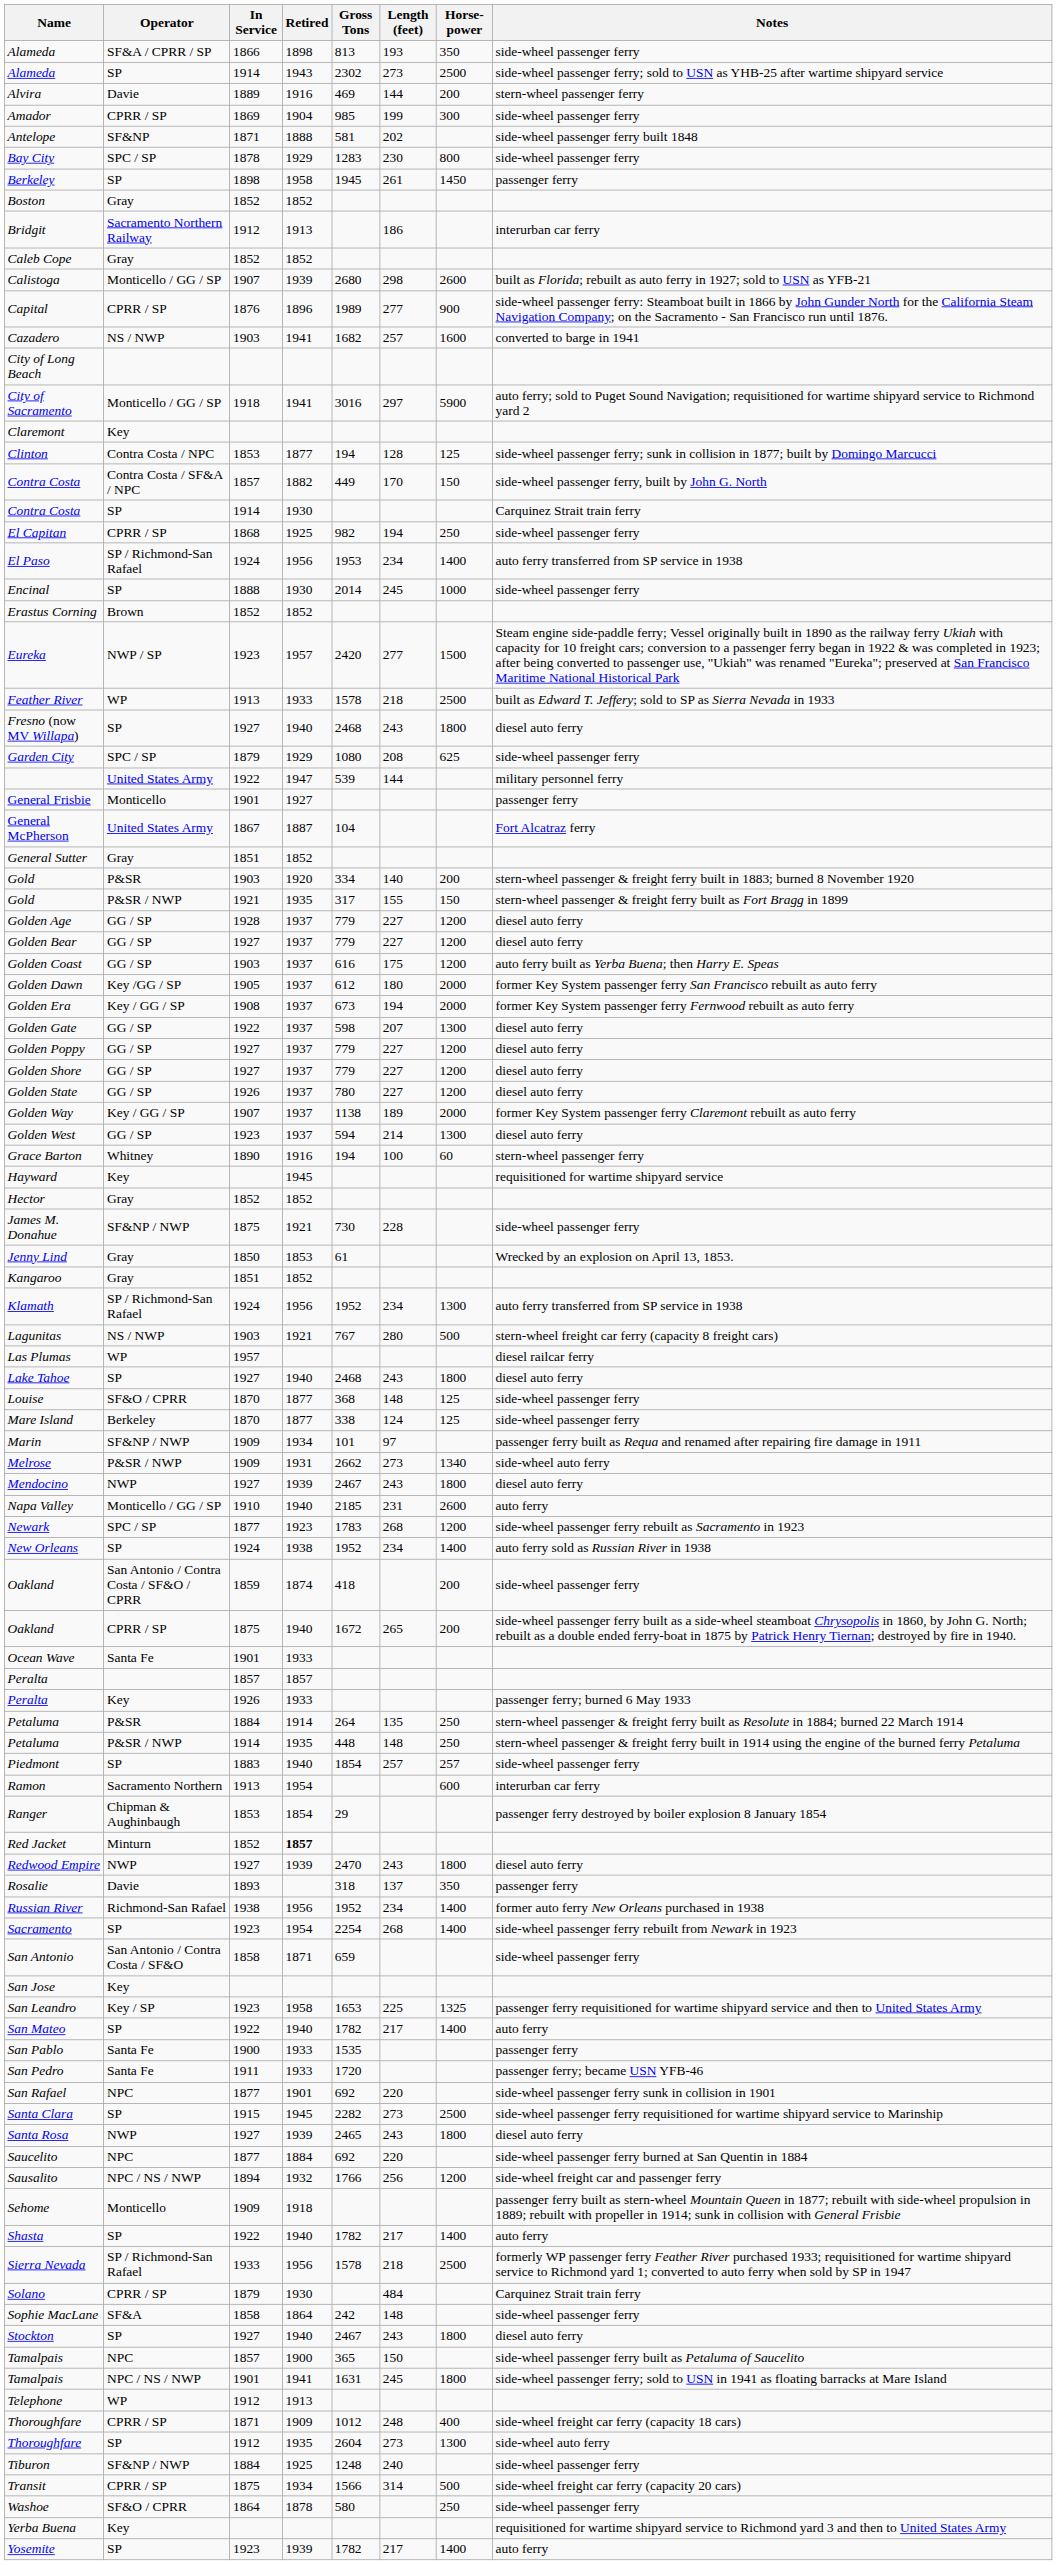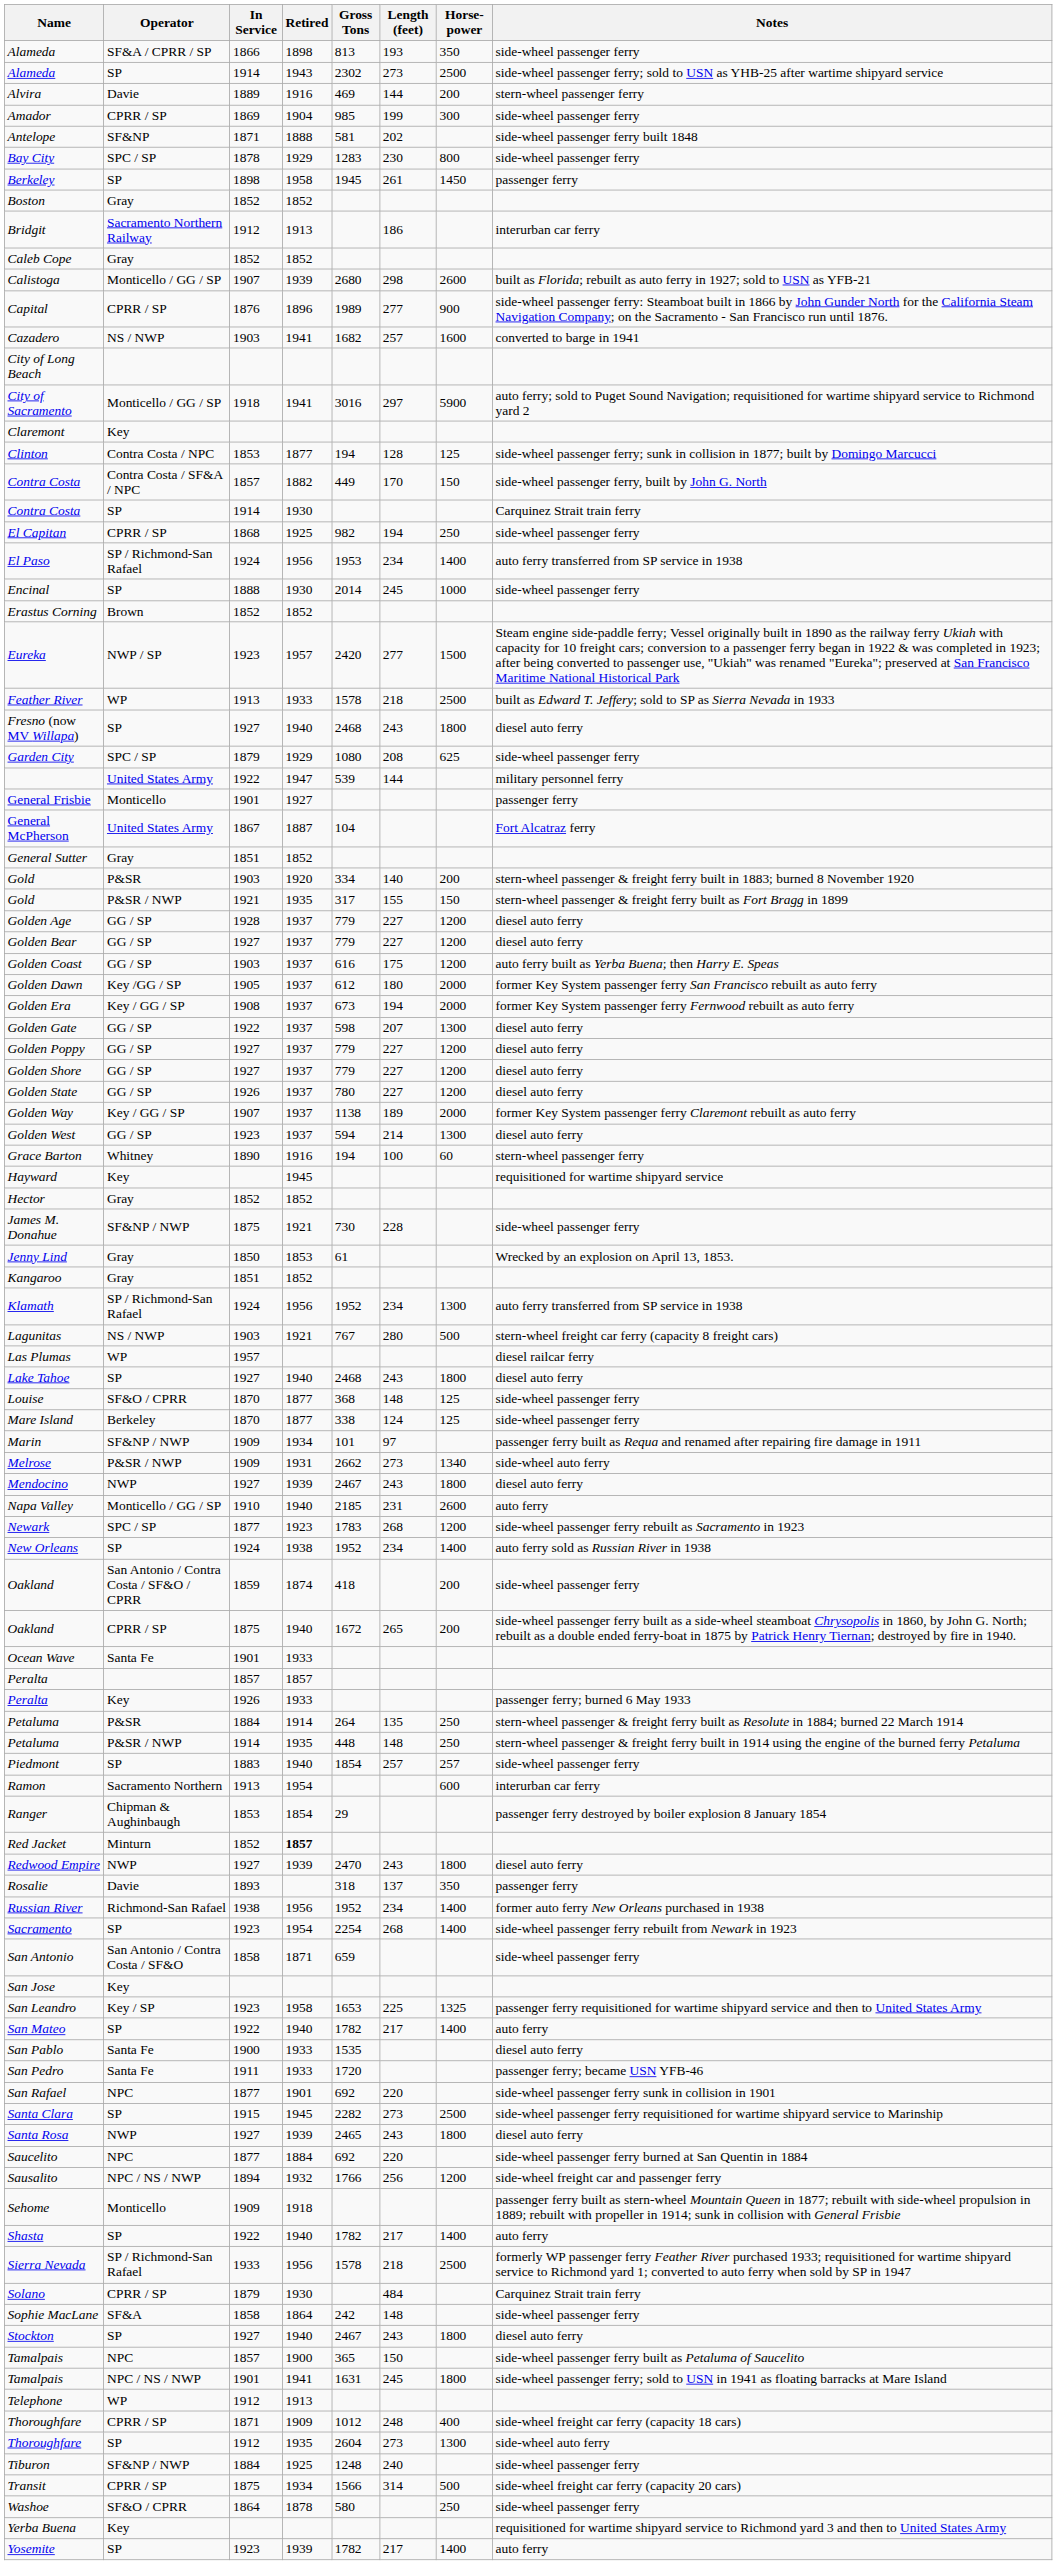(537, 2050) passenger ferry -> (539, 2050) diesel auto ferry
